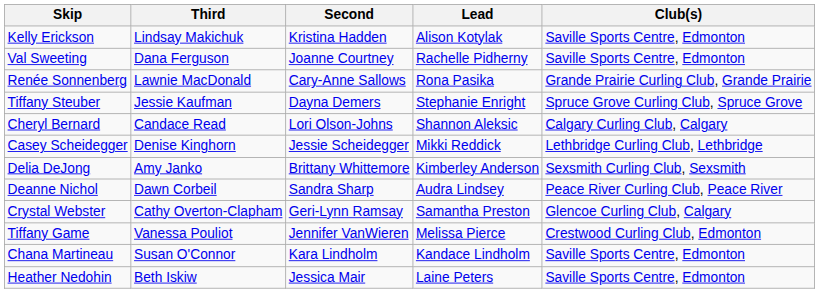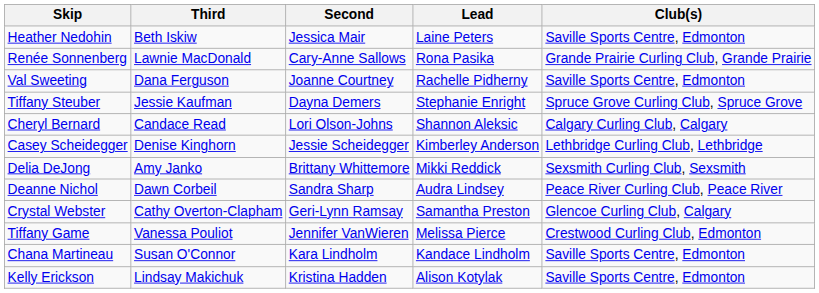rows swapped: (60, 277) <-> (51, 37)
rows swapped: (67, 80) <-> (47, 59)
(458, 146) Mikki Reddick -> (477, 146) Kimberley Anderson
(477, 168) Kimberley Anderson -> (458, 168) Mikki Reddick
